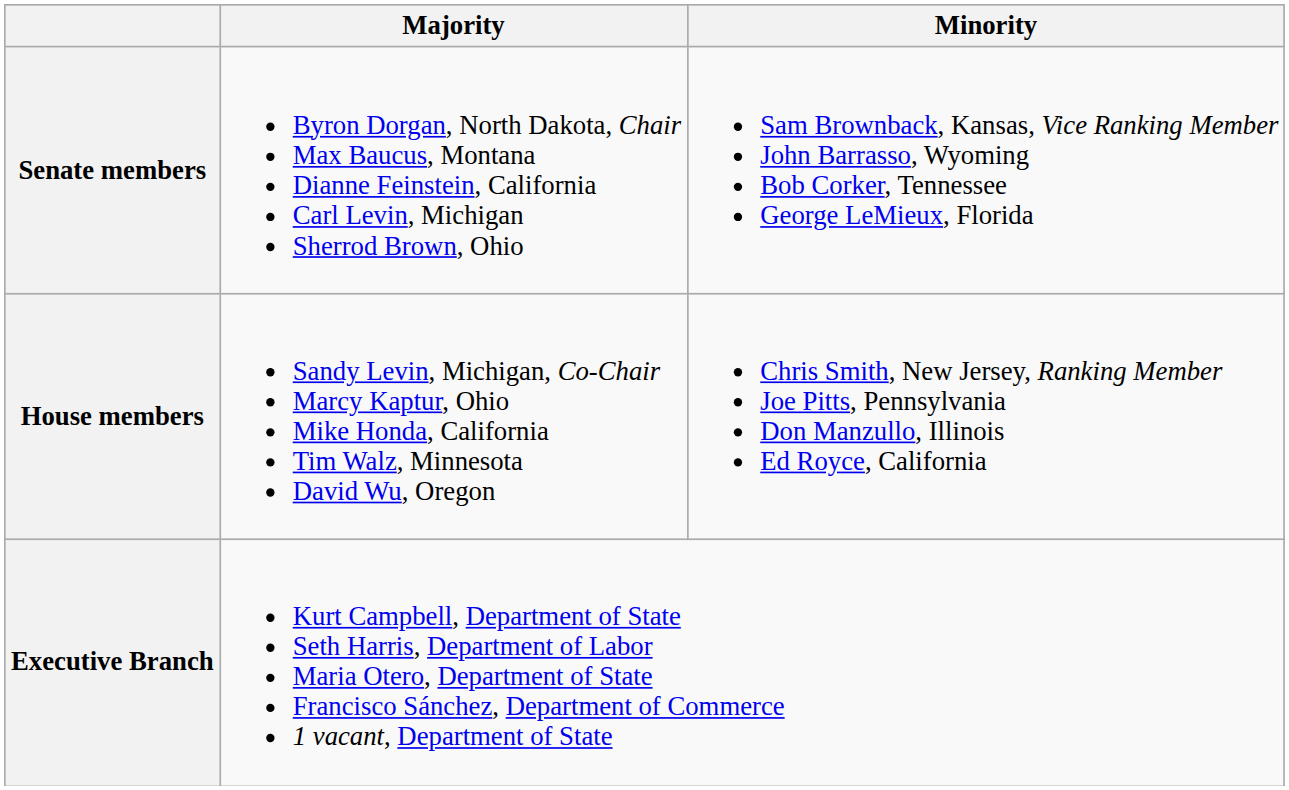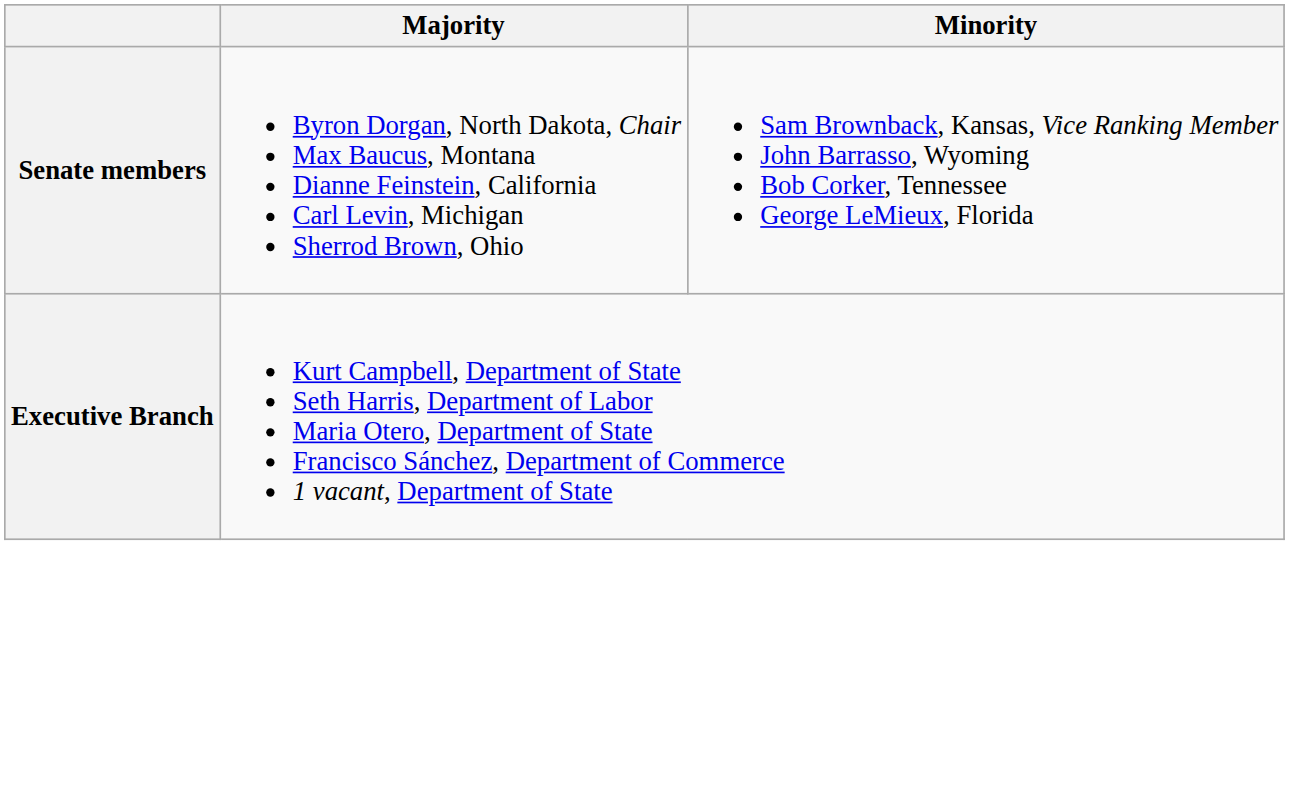- row: (112, 416)
